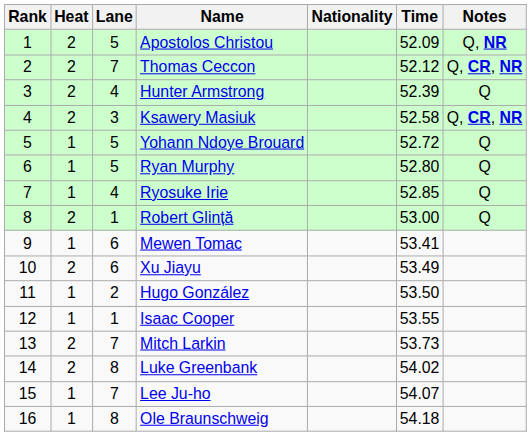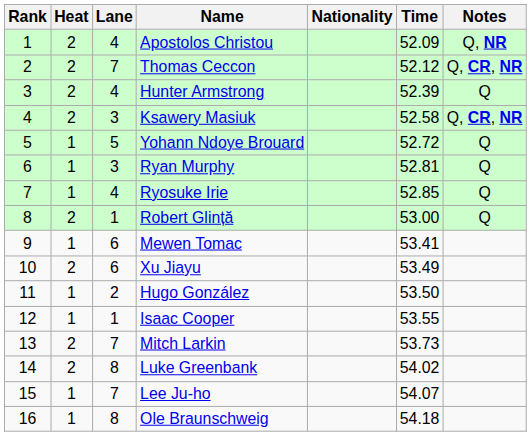(114, 42) 5 -> (114, 42) 4
(114, 167) 5 -> (114, 167) 3
(420, 167) 52.80 -> (420, 167) 52.81
